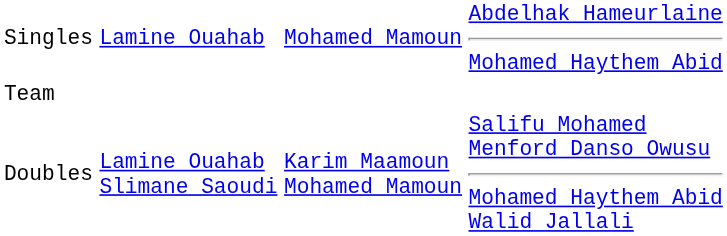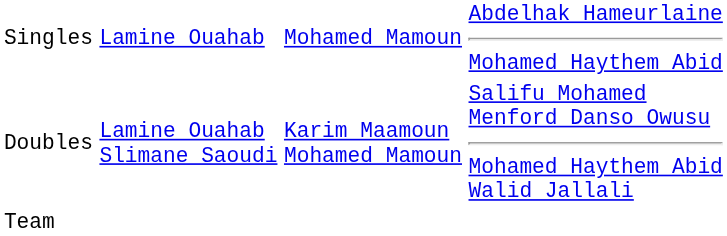rows swapped: (48, 174) <-> (29, 94)
